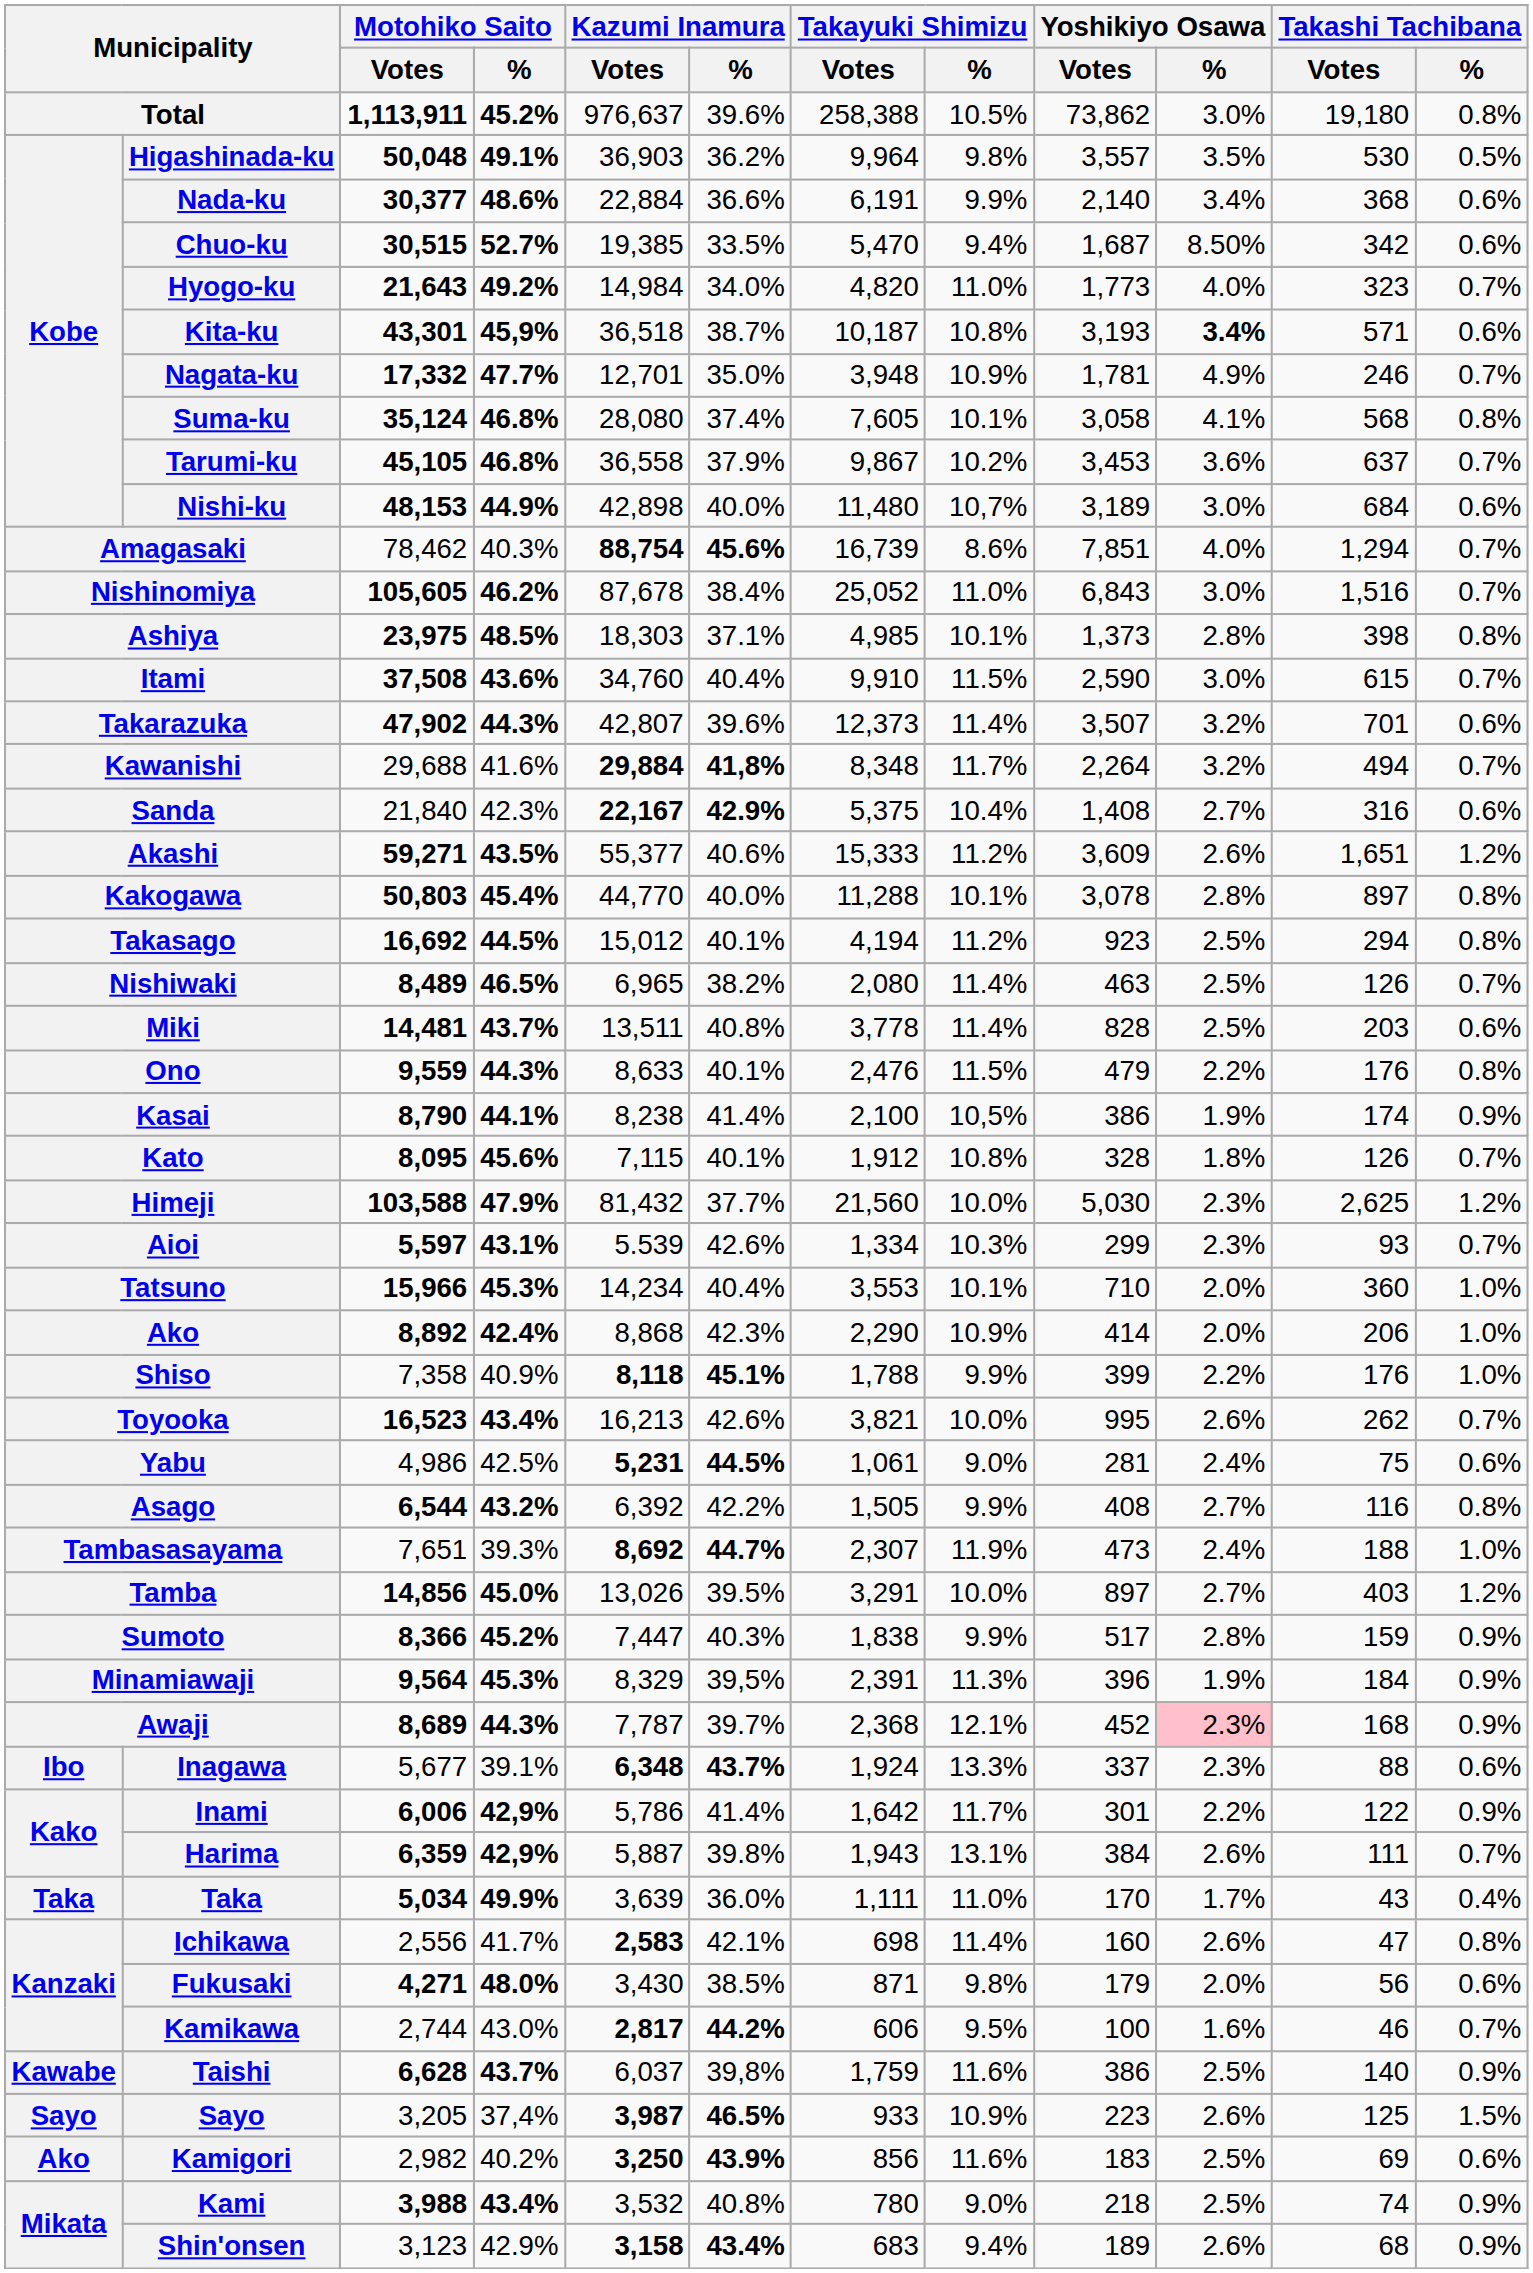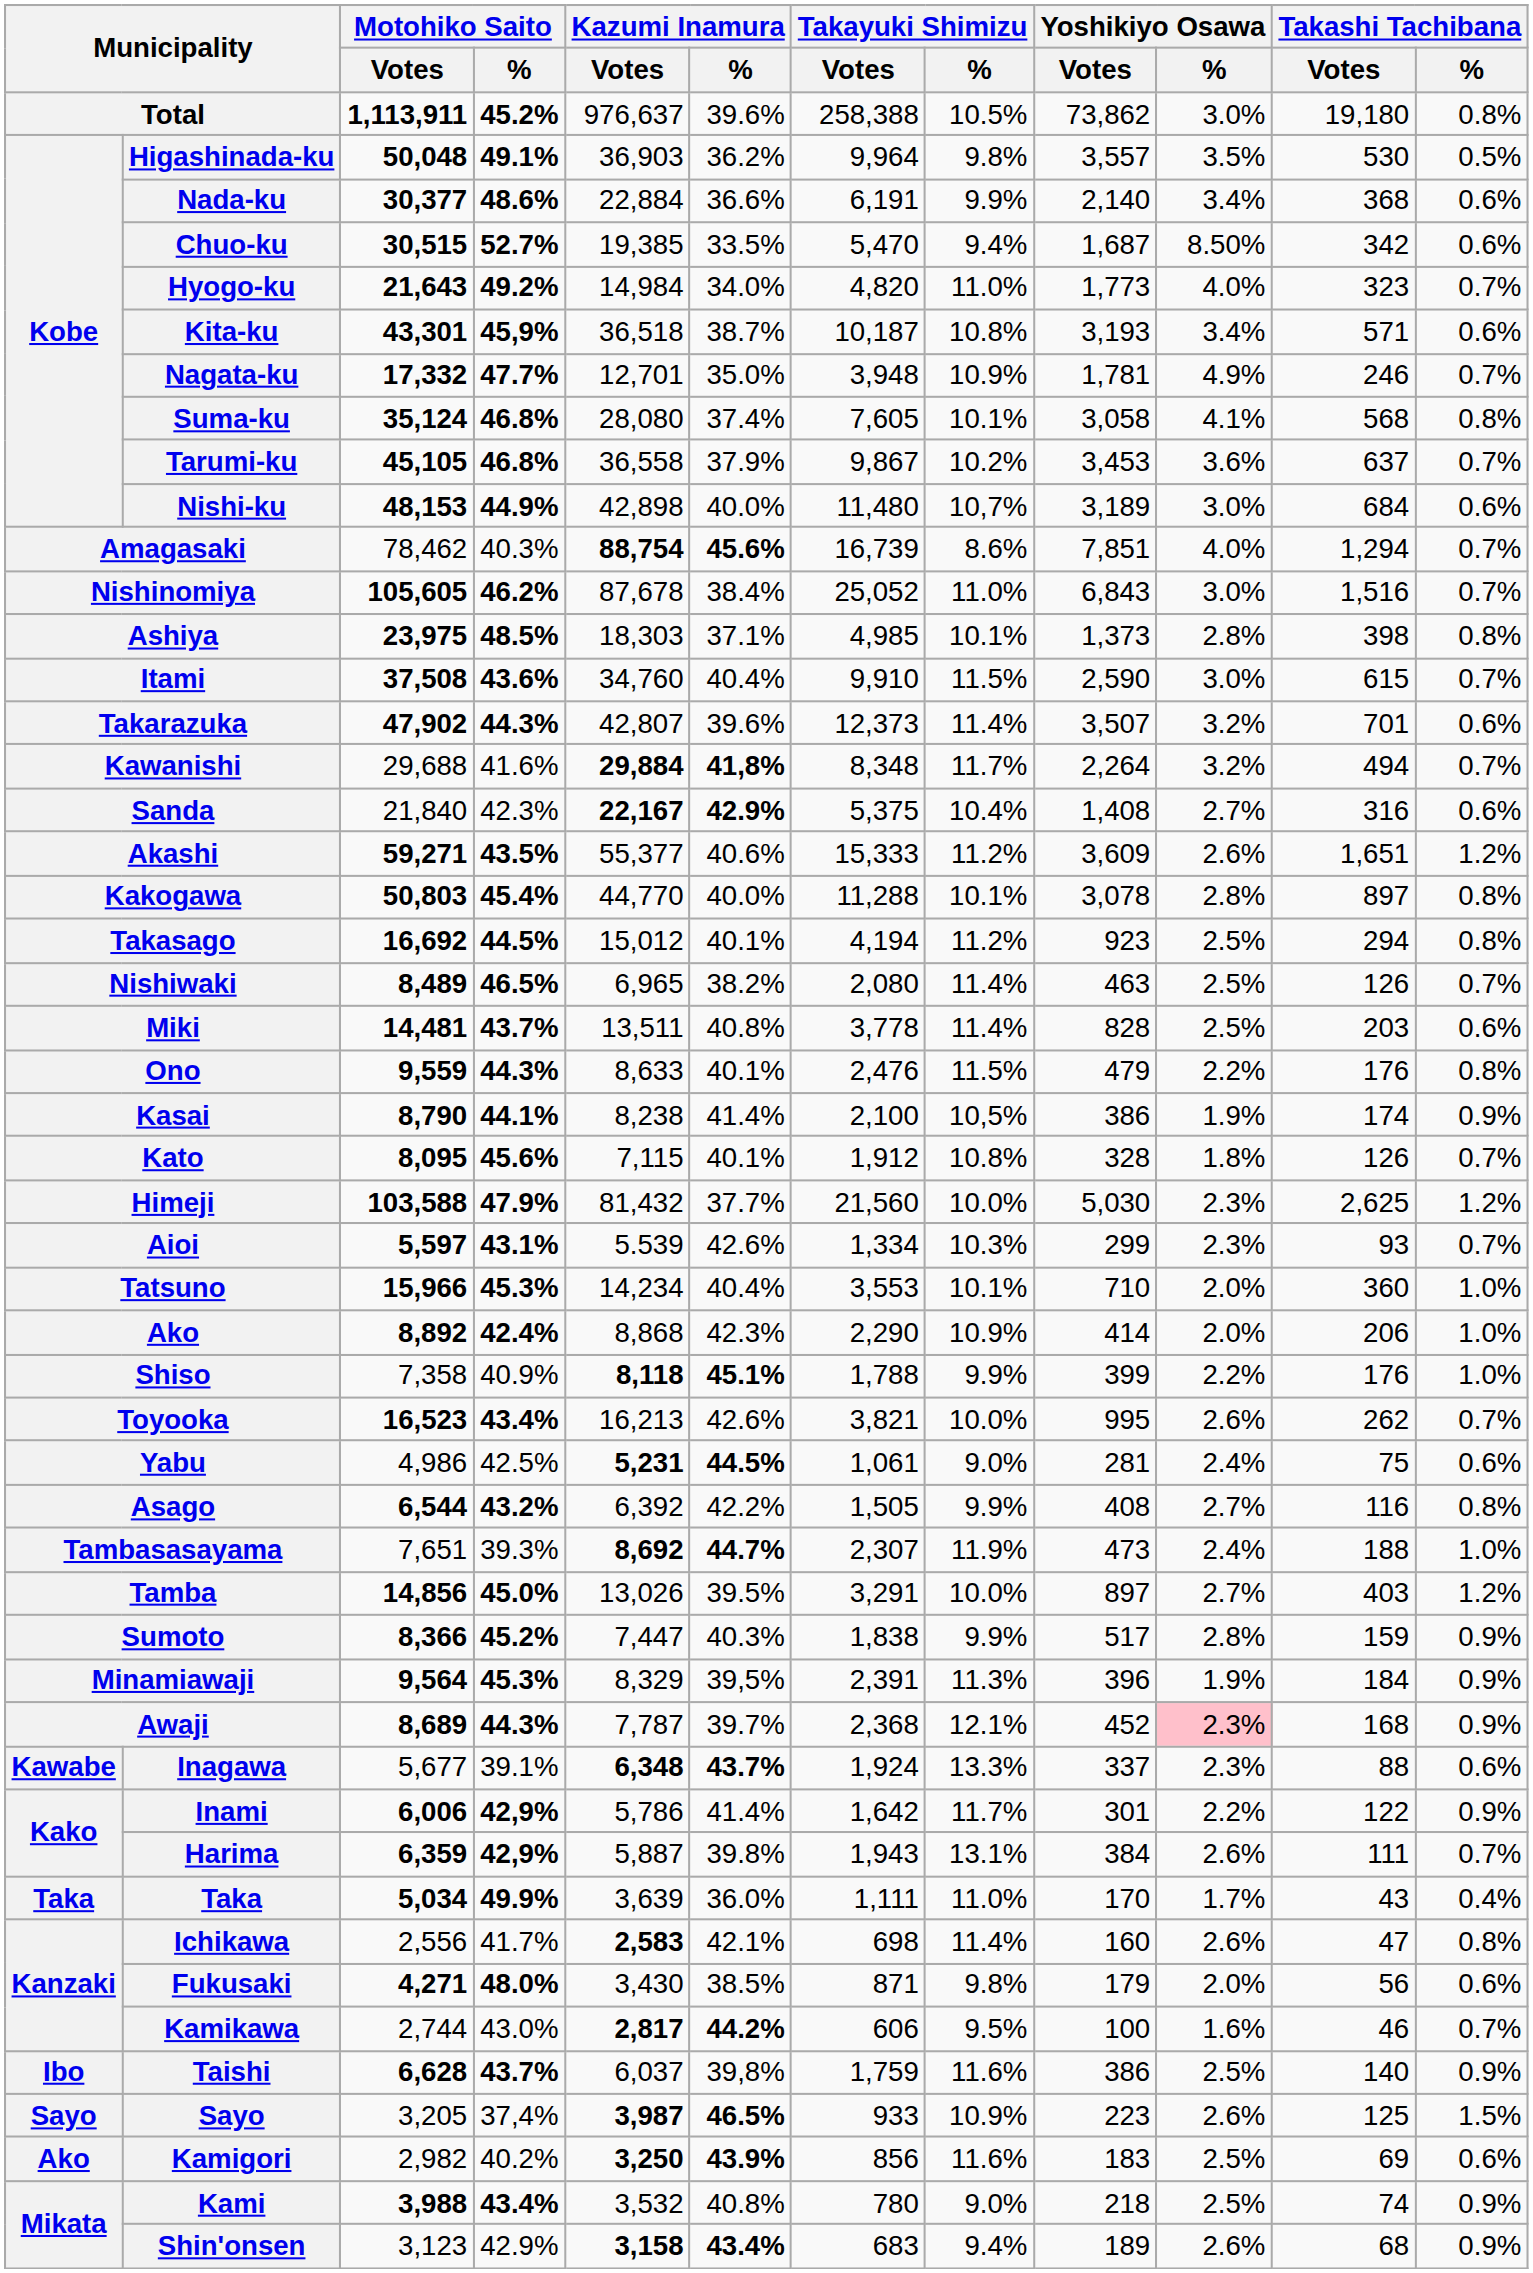(1234, 331) bold -> (1234, 331) normal
(64, 1767) Ibo -> (64, 1767) Kawabe
(64, 2072) Kawabe -> (64, 2072) Ibo
